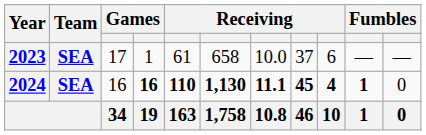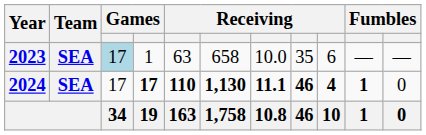(117, 56) no background -> (117, 56) lightblue background
(182, 56) 61 -> (182, 56) 63
(304, 56) 37 -> (304, 56) 35
(117, 85) 16 -> (117, 85) 17
(149, 85) 16 -> (149, 85) 17
(304, 85) 45 -> (304, 85) 46
